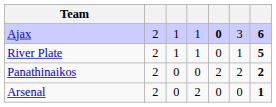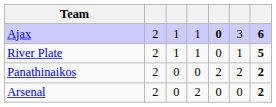(261, 92) 1 -> (261, 92) 2
